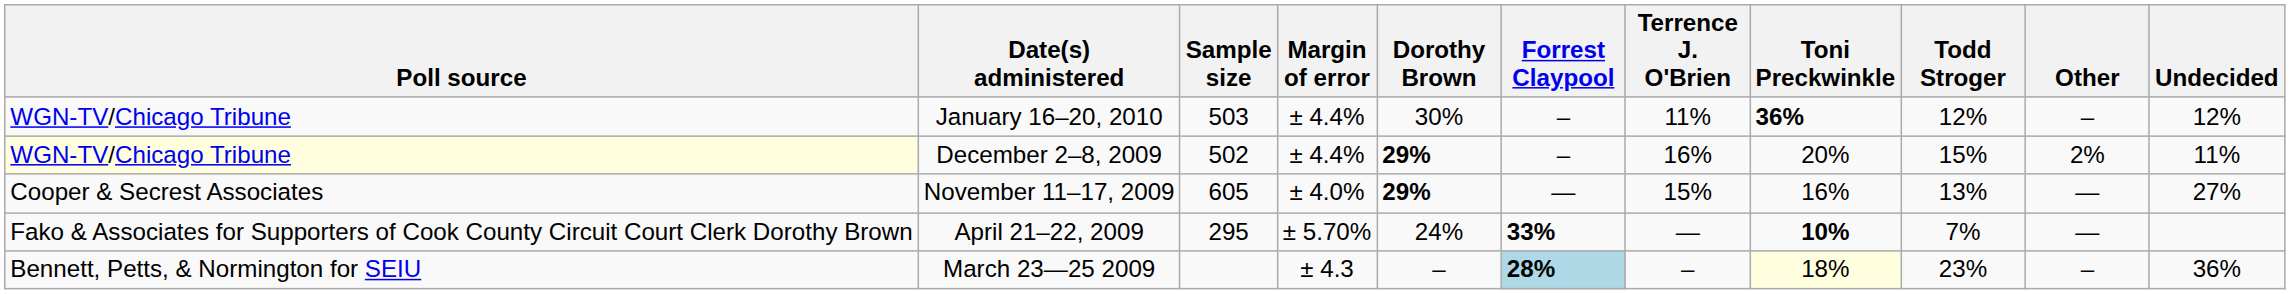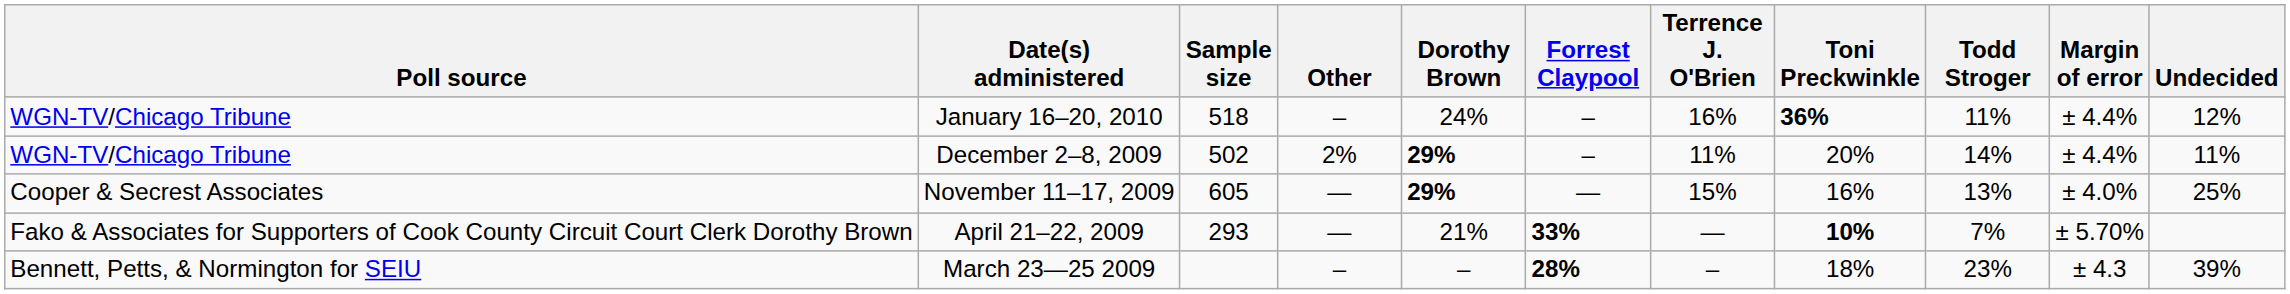columns swapped: (1327, 64) <-> (2087, 78)
(1229, 116) 503 -> (1229, 116) 518
(1439, 116) 30% -> (1464, 116) 24%
(1688, 116) 11% -> (1713, 116) 16%
(1963, 116) 12% -> (1988, 116) 11%
(151, 154) lightyellow background -> (151, 154) no background
(1688, 154) 16% -> (1713, 154) 11%
(1963, 154) 15% -> (1988, 154) 14%
(2217, 192) 27% -> (2217, 192) 25%
(1229, 231) 295 -> (1229, 231) 293
(1439, 231) 24% -> (1464, 231) 21%
(1531, 269) lightblue background -> (1556, 269) no background
(1825, 269) lightyellow background -> (1850, 269) no background
(2217, 269) 36% -> (2217, 269) 39%
